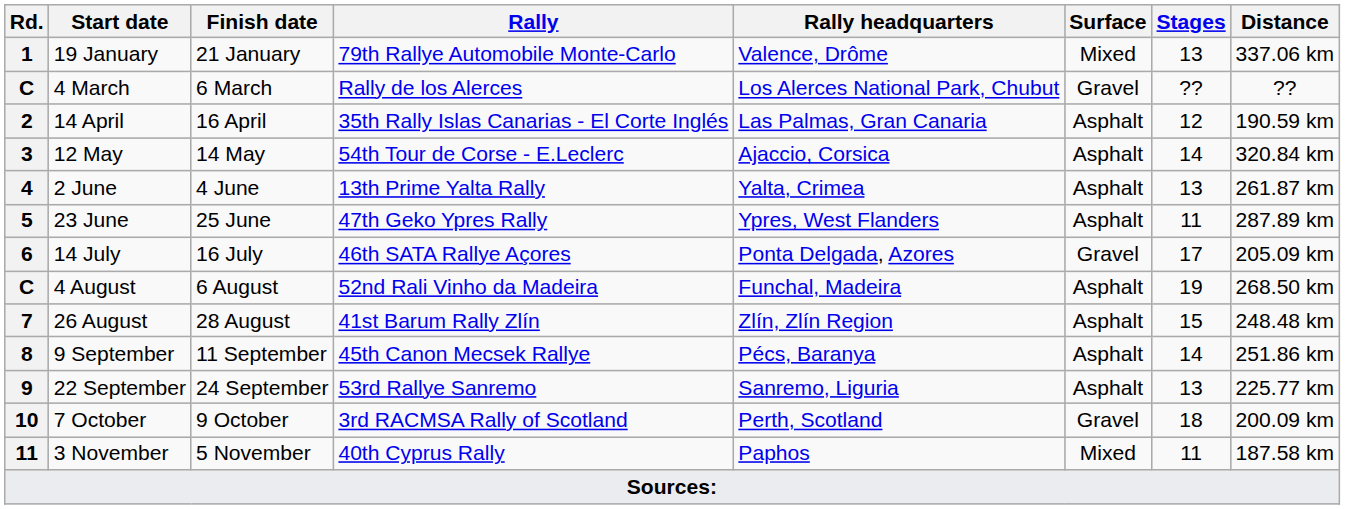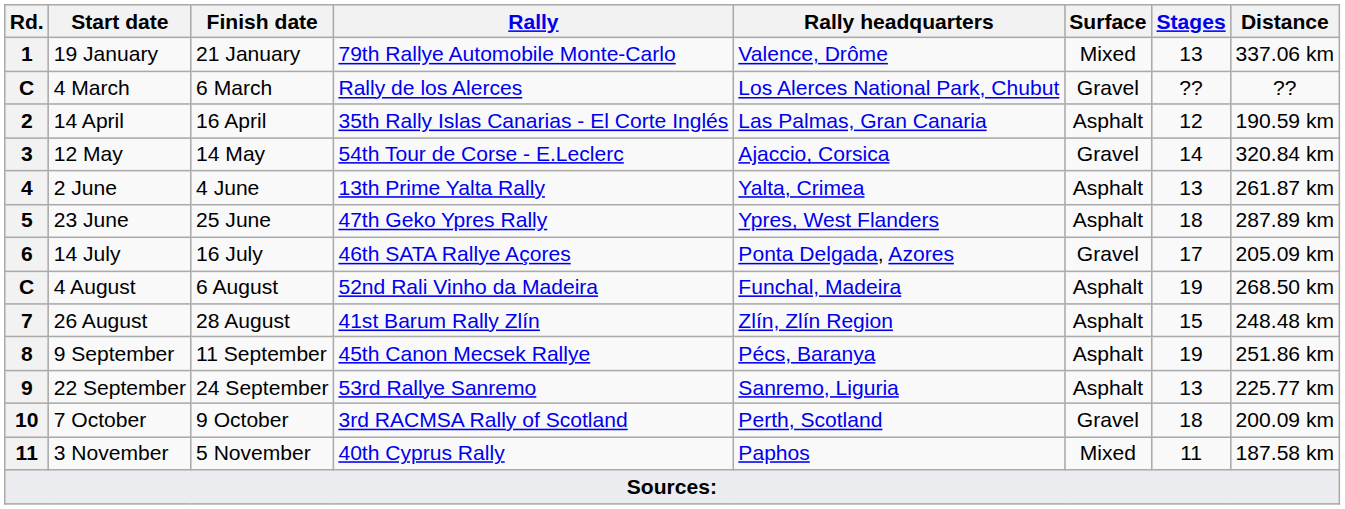(1108, 154) Asphalt -> (1108, 154) Gravel
(1191, 220) 11 -> (1191, 220) 18
(1191, 353) 14 -> (1191, 353) 19
